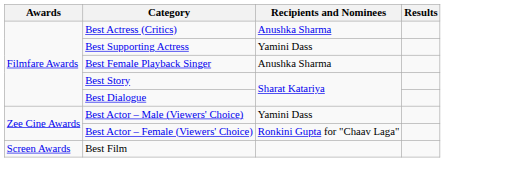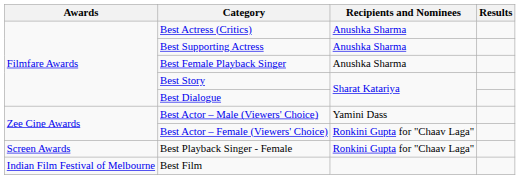(285, 47) Yamini Dass -> (369, 47) Anushka Sharma
+ row: (226, 149)
(39, 149) Screen Awards -> (81, 166) Indian Film Festival of Melbourne
